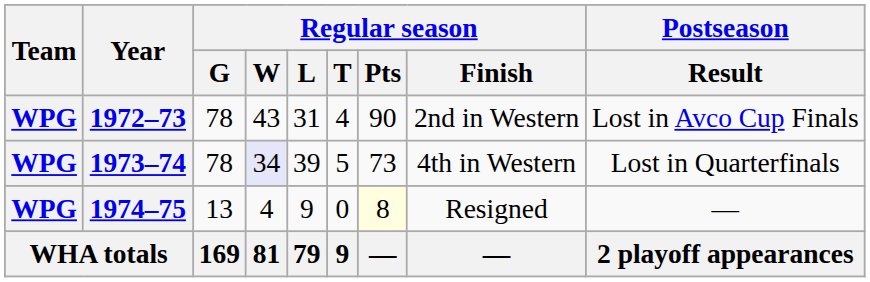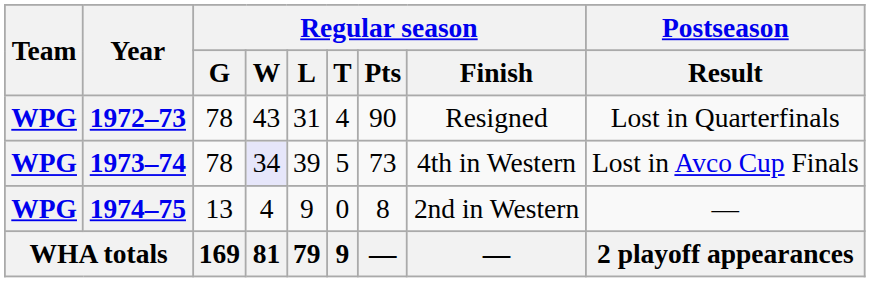(497, 118) 2nd in Western -> (496, 118) Resigned
(725, 118) Lost in Avco Cup Finals -> (725, 118) Lost in Quarterfinals
(725, 163) Lost in Quarterfinals -> (725, 163) Lost in Avco Cup Finals
(383, 208) lightyellow background -> (383, 208) no background
(496, 208) Resigned -> (497, 208) 2nd in Western
